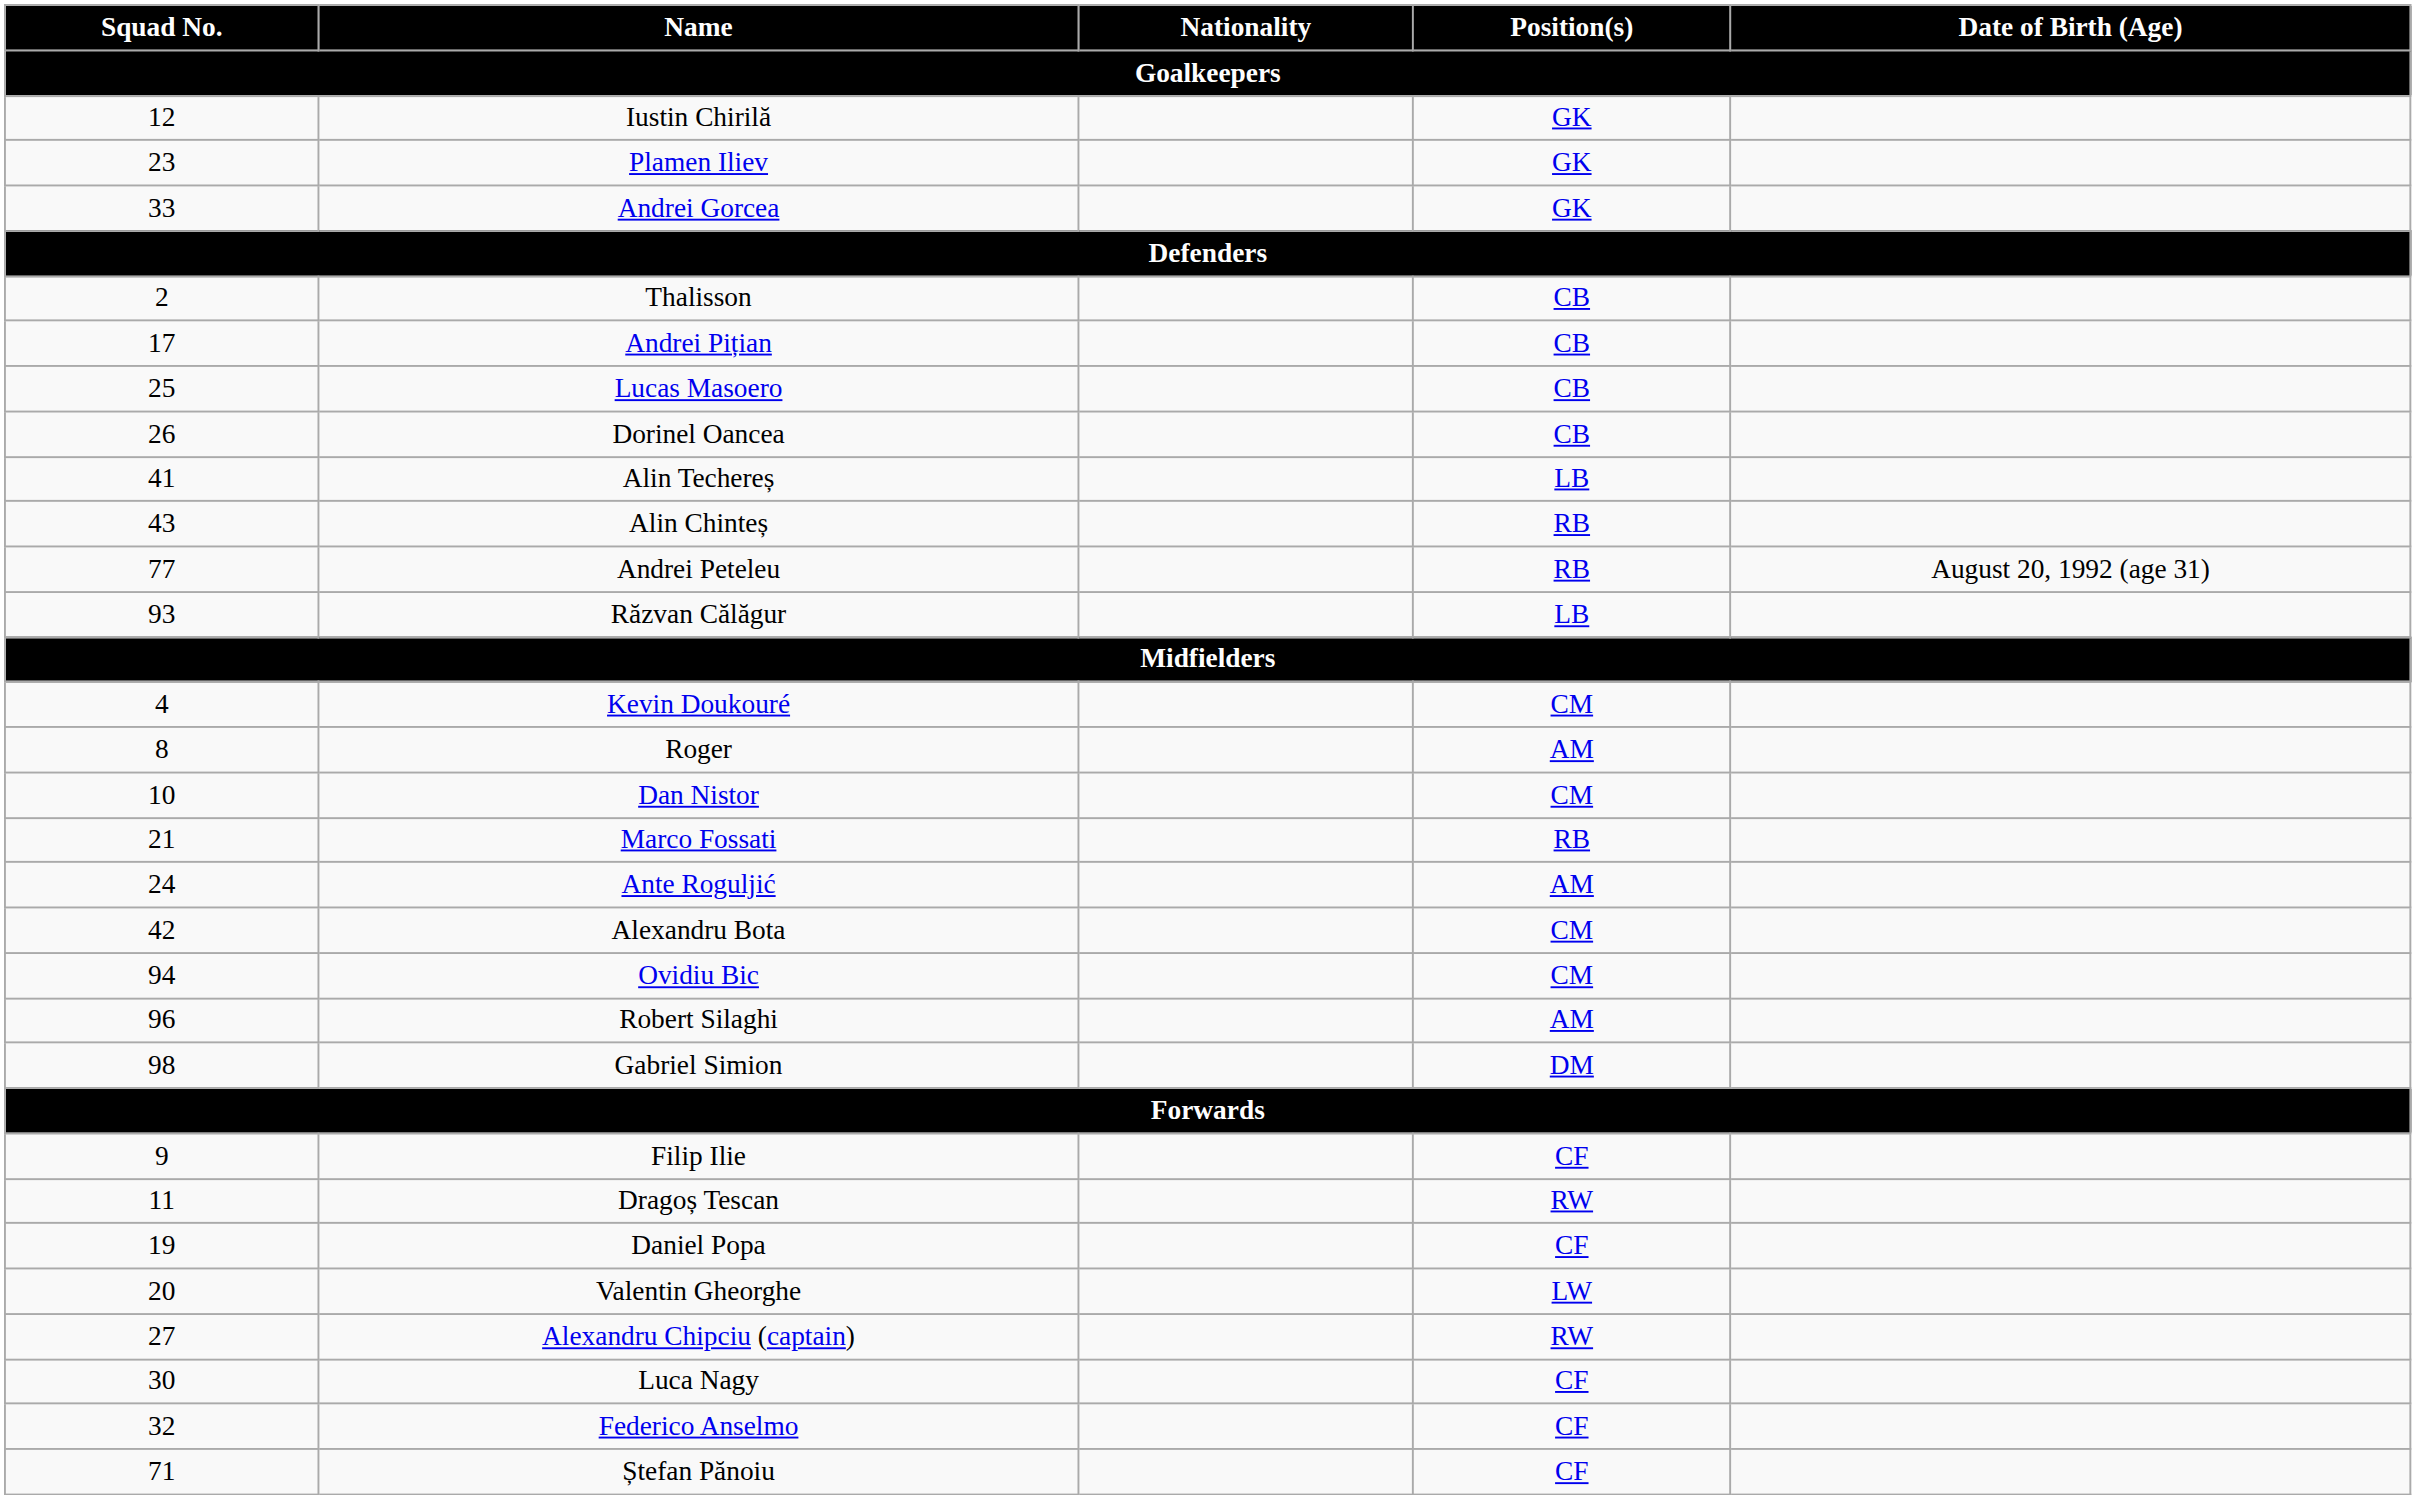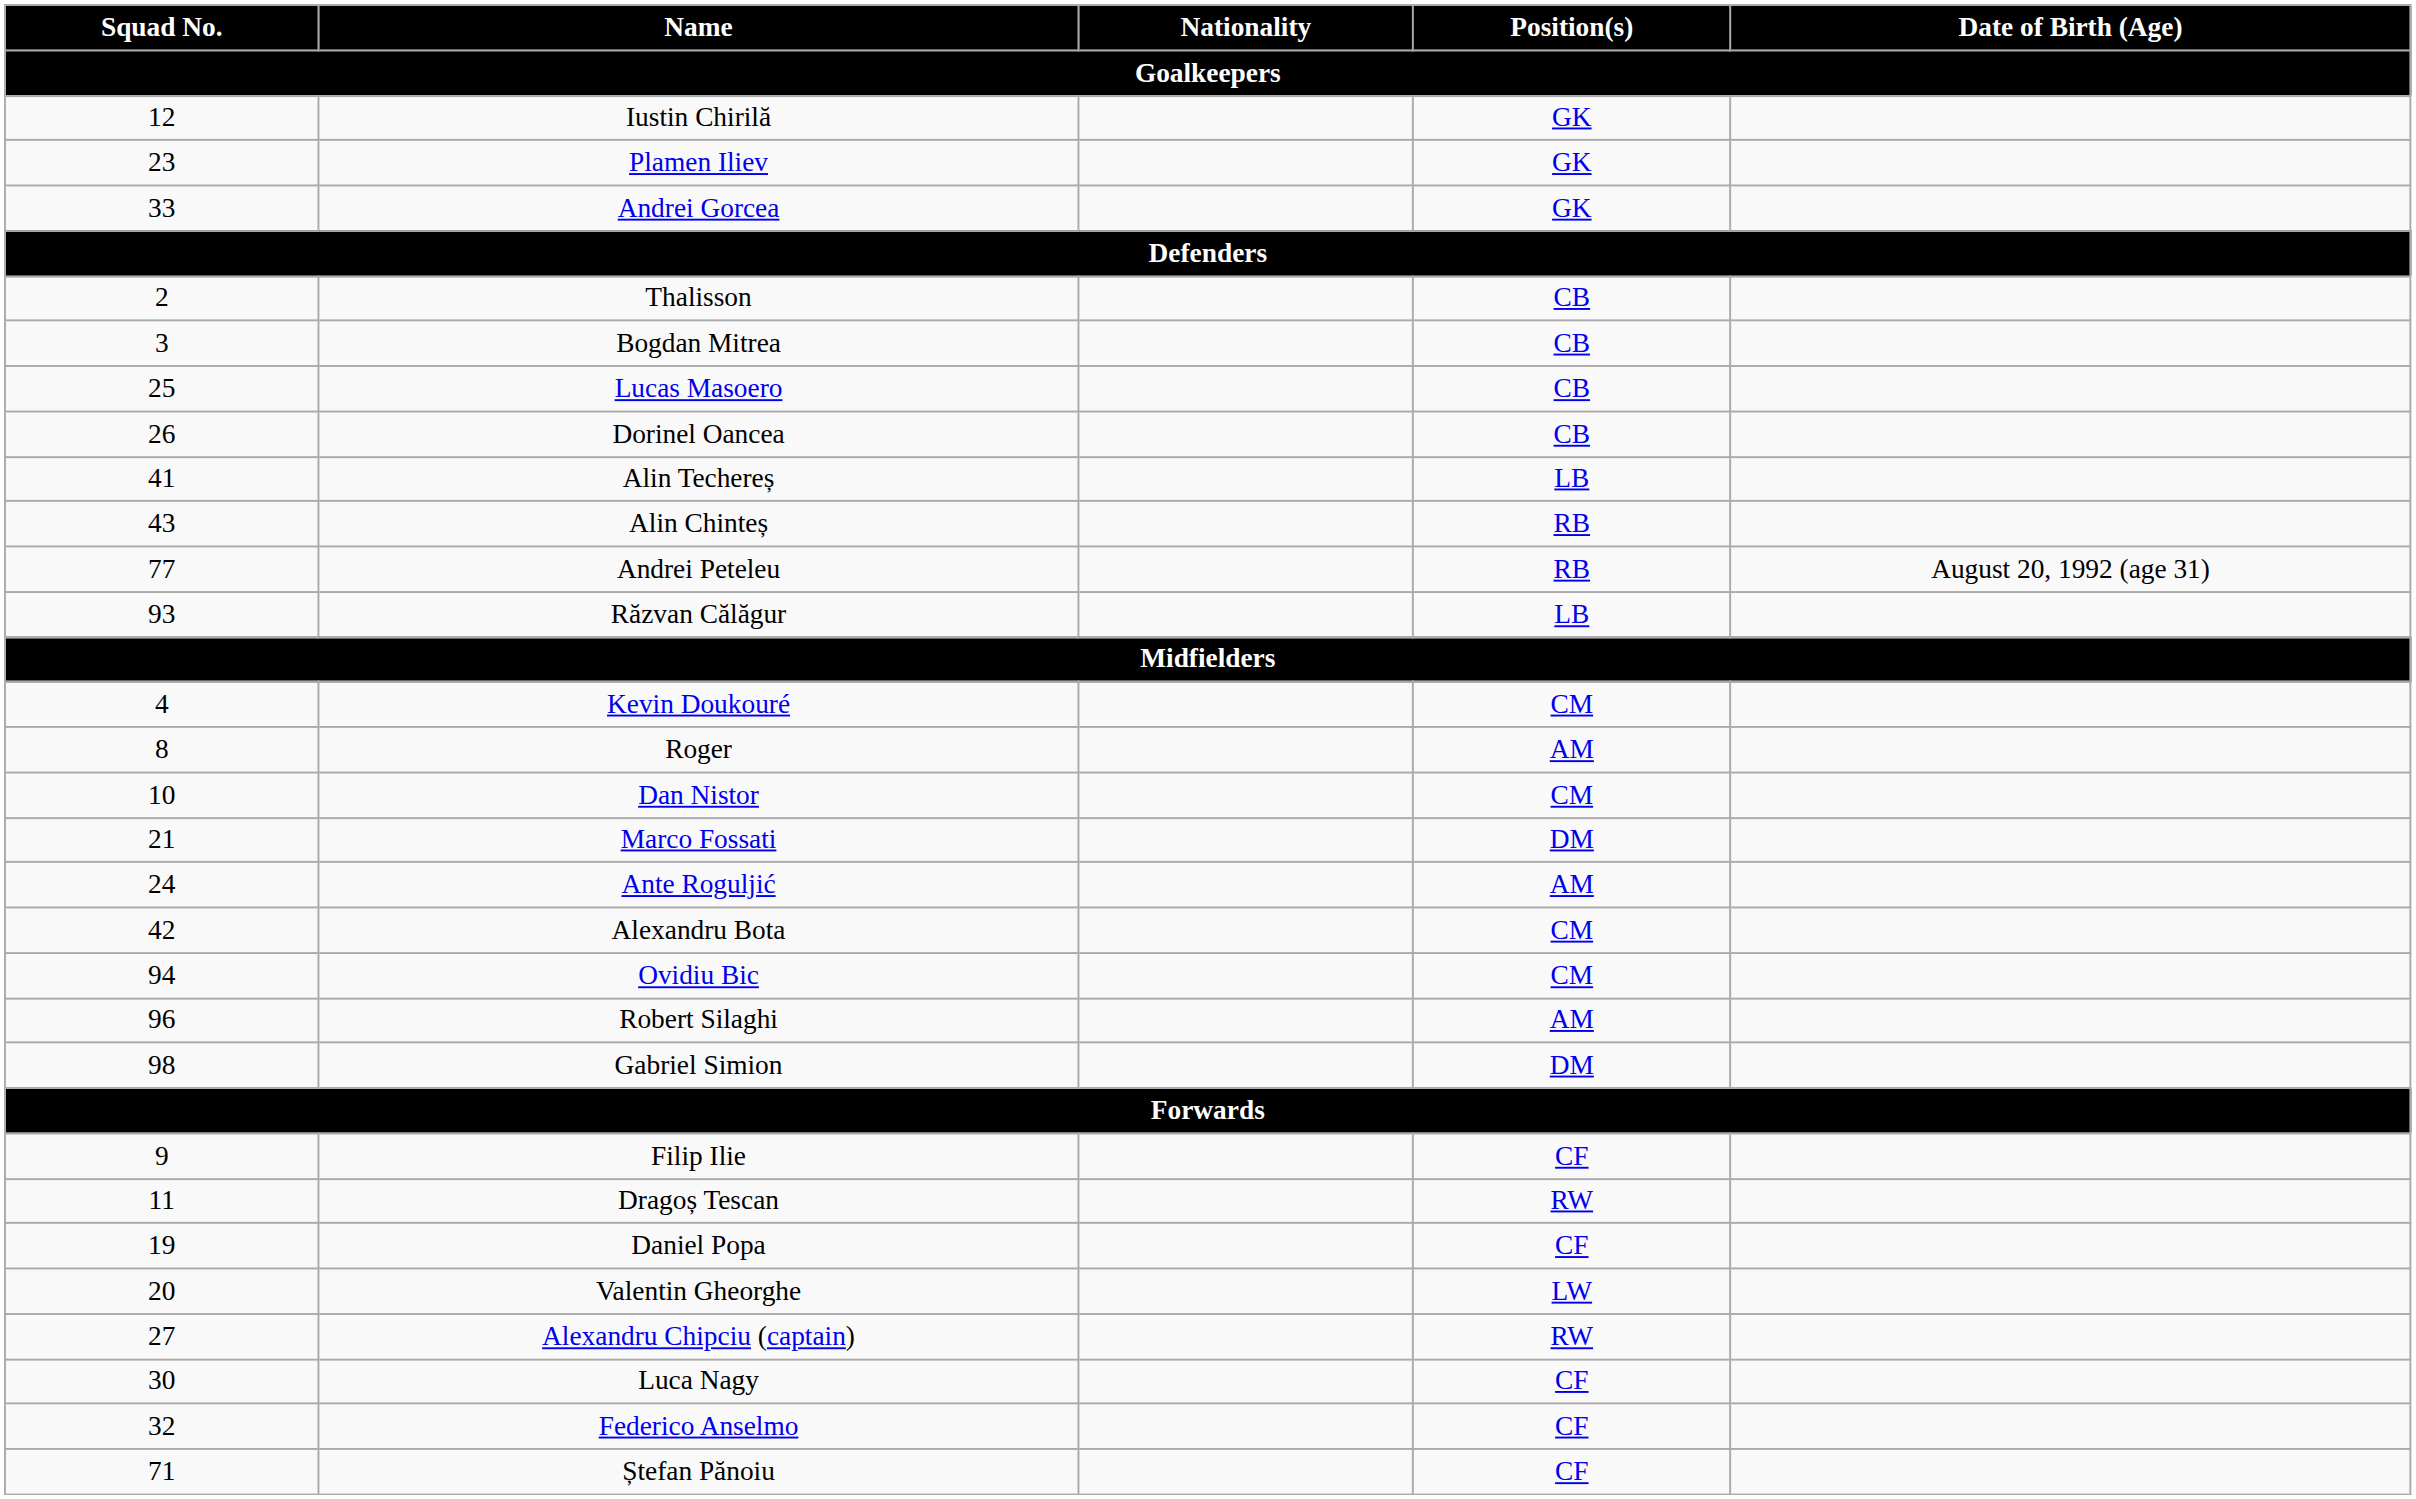+ row: (699, 343)
- row: (699, 343)
(1572, 839) RB -> (1572, 839) DM
